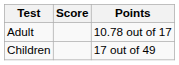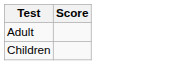- column: (133, 13)
